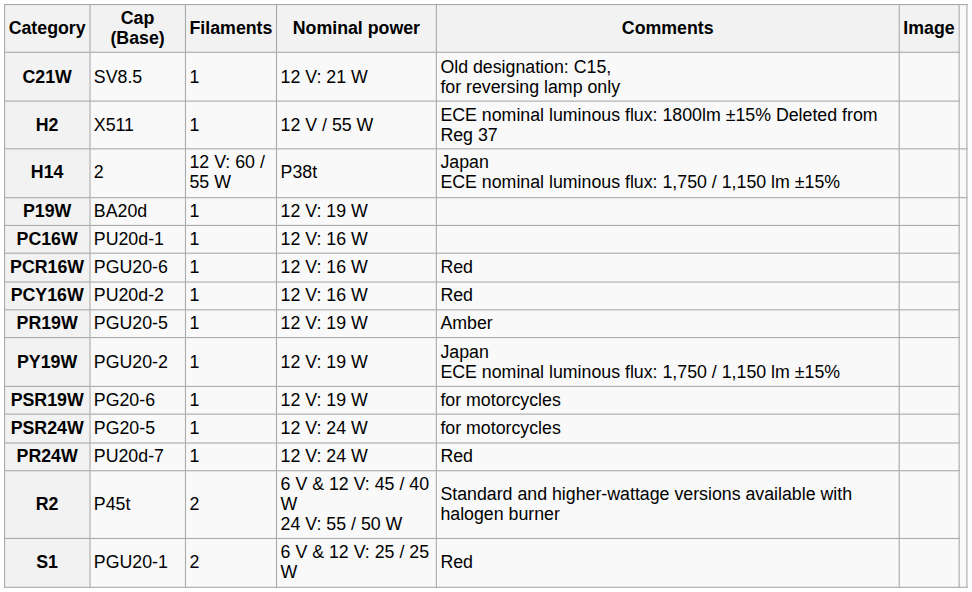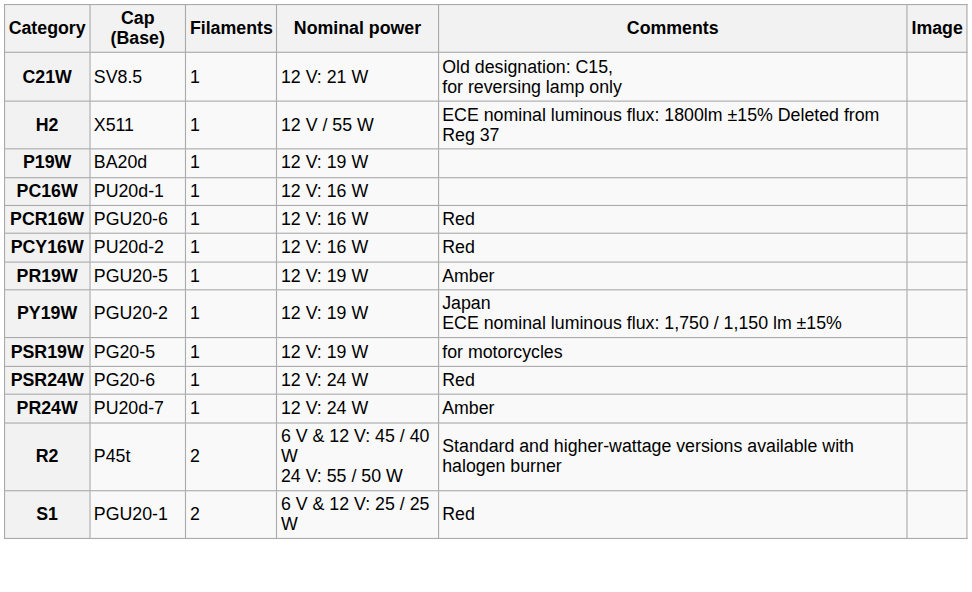- row: (47, 173)
(124, 400) PG20-6 -> (124, 351) PG20-5
(124, 428) PG20-5 -> (124, 380) PG20-6
(501, 428) for motorcycles -> (459, 380) Red
(457, 456) Red -> (468, 408) Amber
